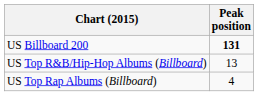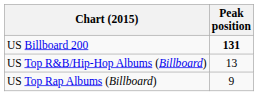(231, 81) 4 -> (231, 81) 9
